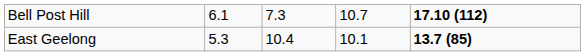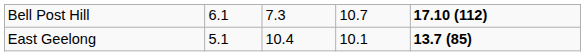(219, 39) 5.3 -> (219, 39) 5.1
